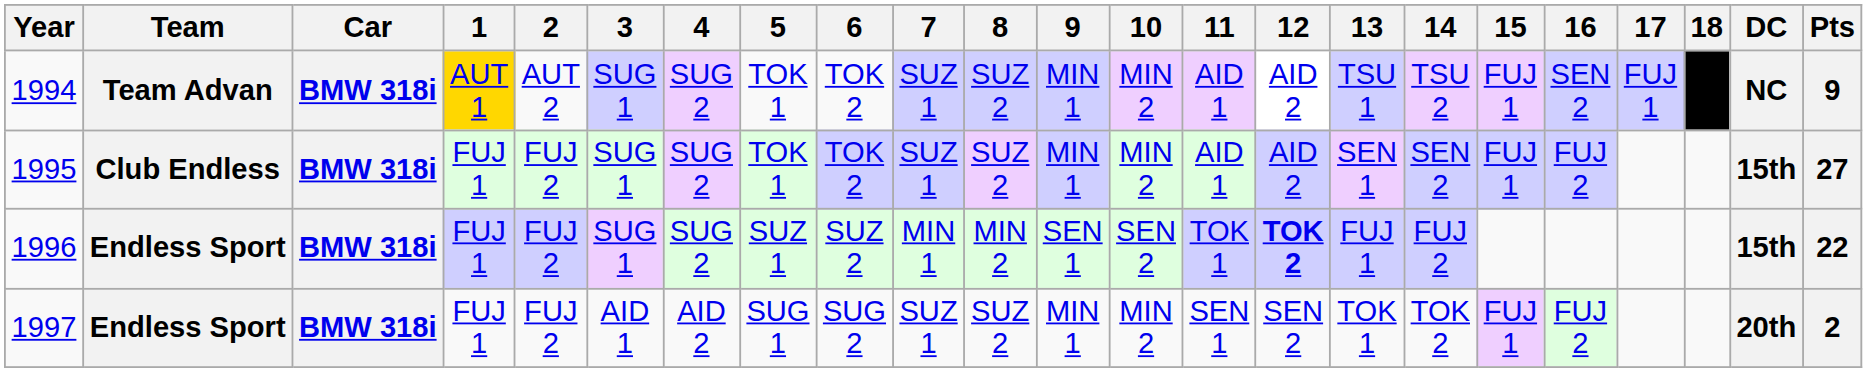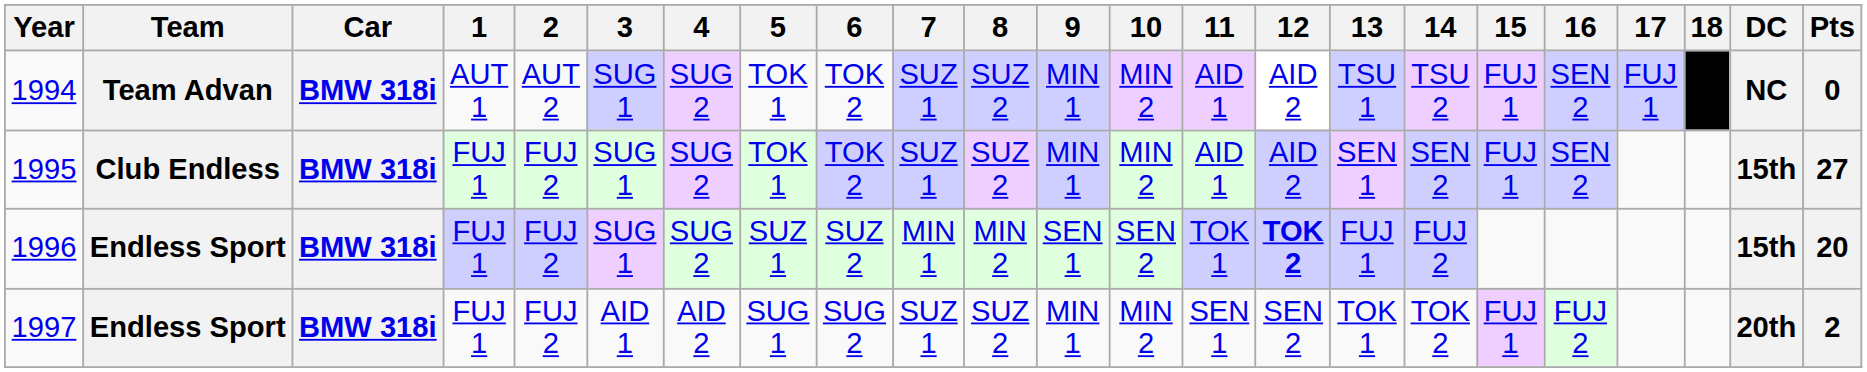(479, 90) gold background -> (479, 90) no background
(1832, 90) 9 -> (1832, 90) 0
(1580, 169) FUJ 2 -> (1580, 169) SEN 2
(1832, 248) 22 -> (1832, 248) 20
